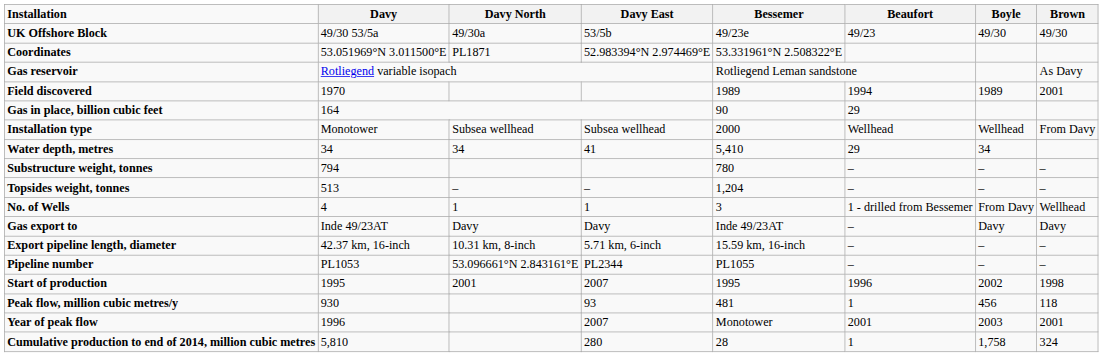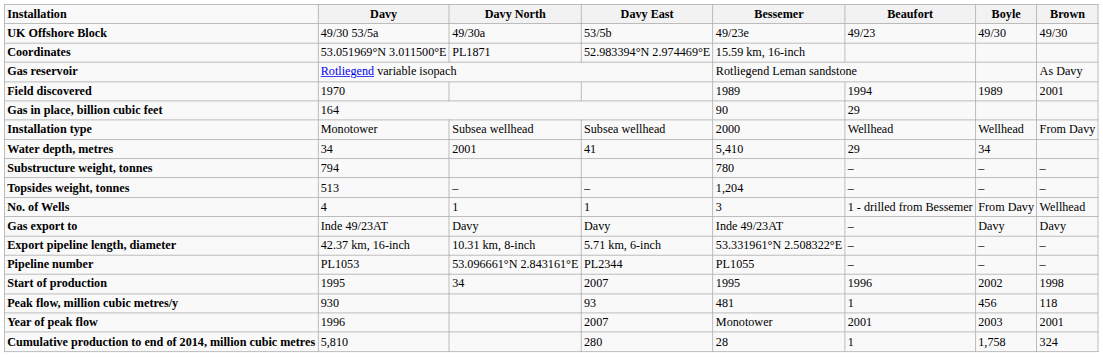(779, 52) 53.331961°N 2.508322°E -> (760, 52) 15.59 km, 16-inch
(458, 149) 34 -> (464, 149) 2001
(760, 245) 15.59 km, 16-inch -> (779, 245) 53.331961°N 2.508322°E
(464, 284) 2001 -> (458, 284) 34
